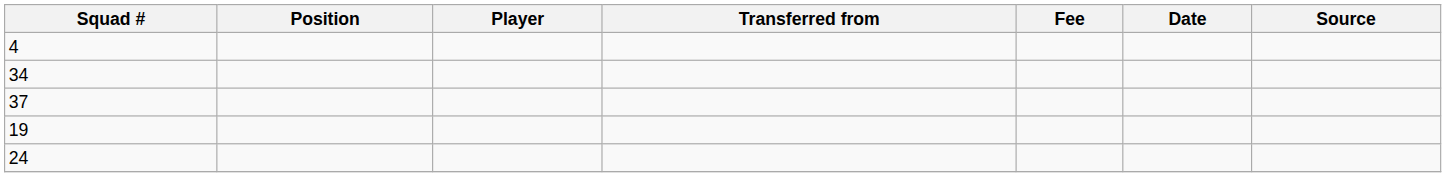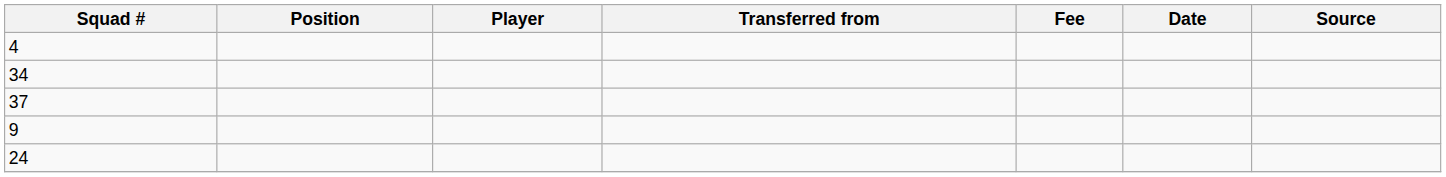+ row: (14, 130)
- row: (18, 130)
